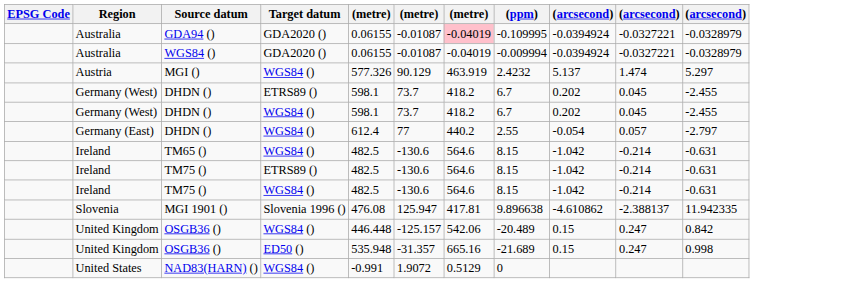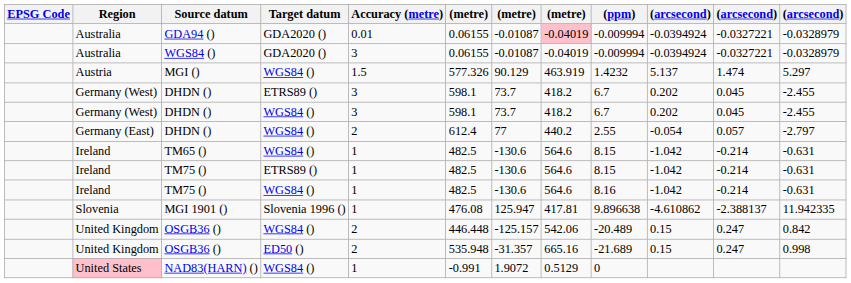+ column: (397, 14)
(522, 33) -0.109995 -> (619, 33) -0.009994
(514, 72) 2.4232 -> (611, 72) 1.4232
(507, 190) 8.15 -> (605, 190) 8.16
(109, 268) no background -> (109, 268) pink background
